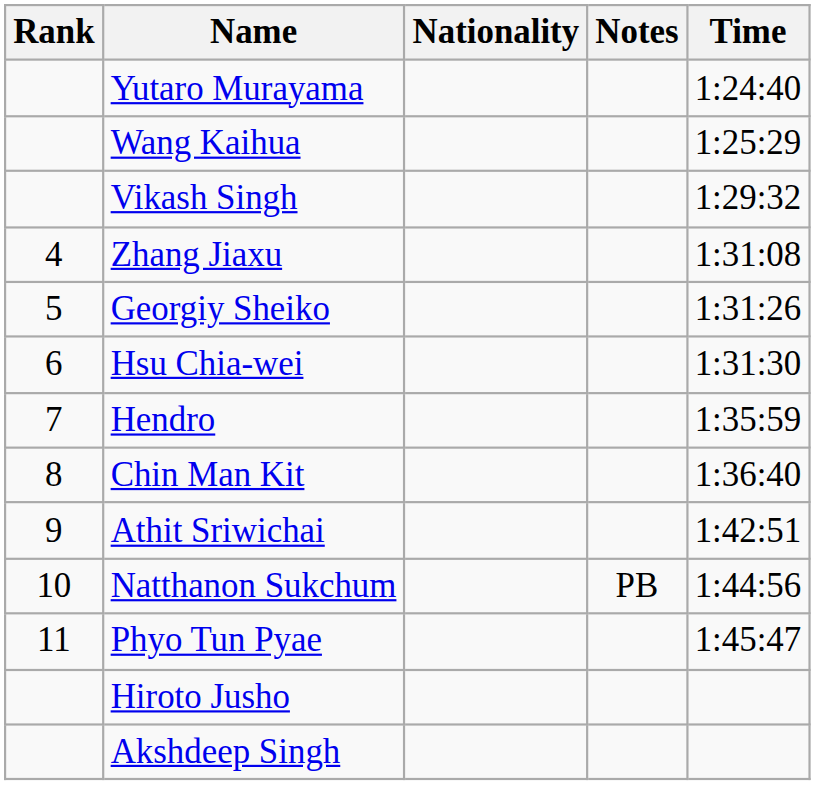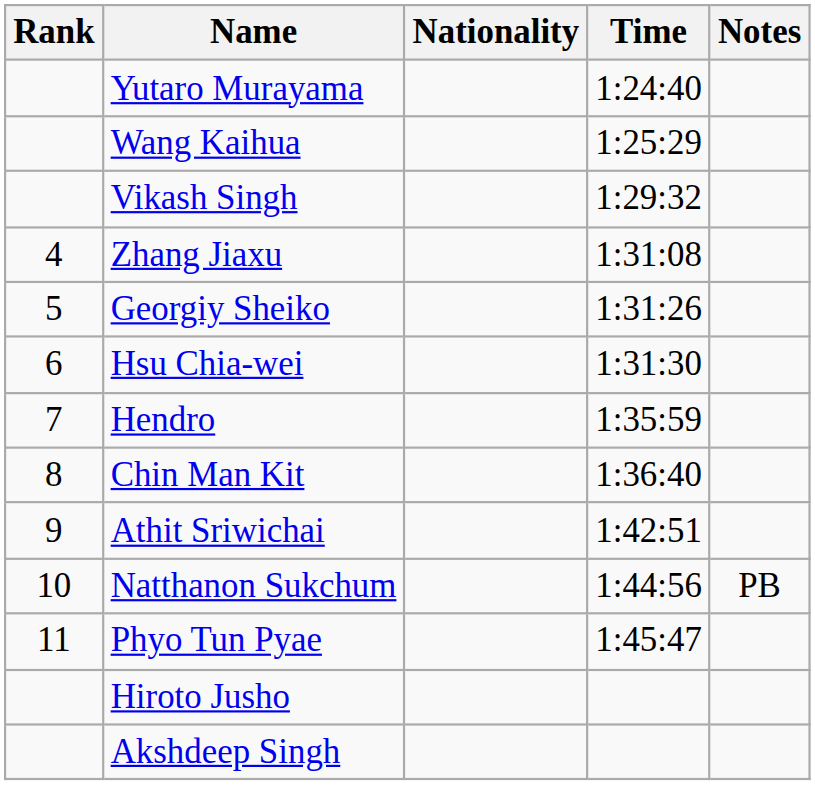columns swapped: (748, 32) <-> (637, 32)
